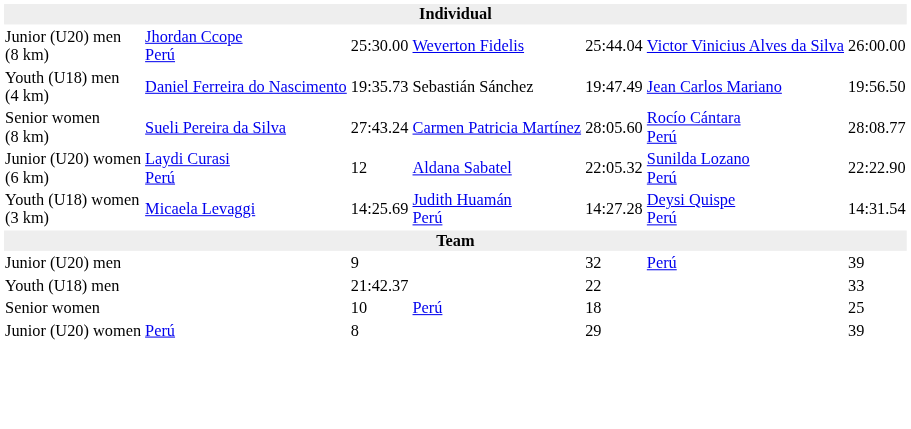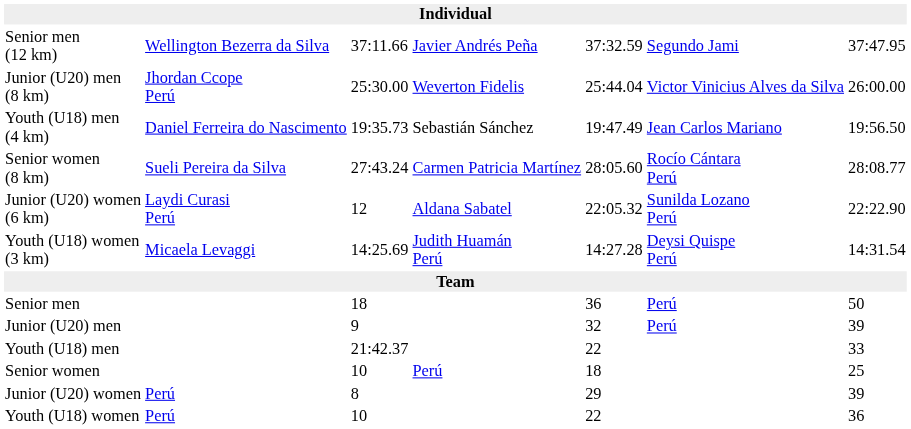+ row: (42, 45)
+ row: (42, 303)
+ row: (72, 416)
